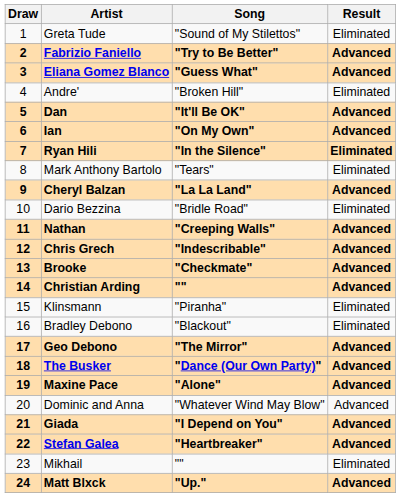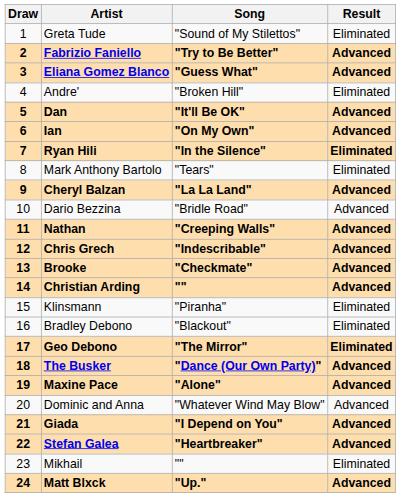(361, 209) Eliminated -> (361, 209) Advanced
(361, 346) Advanced -> (361, 346) Eliminated
